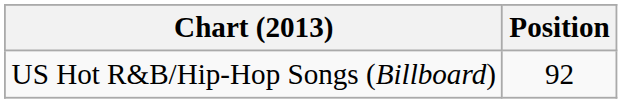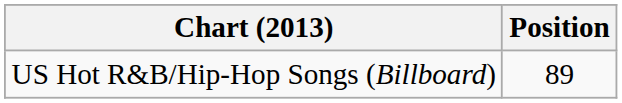(560, 73) 92 -> (560, 73) 89
